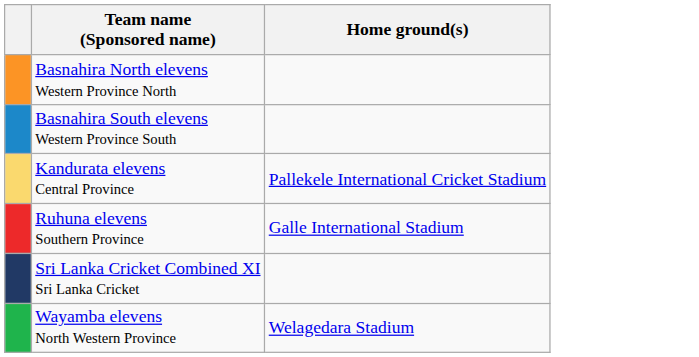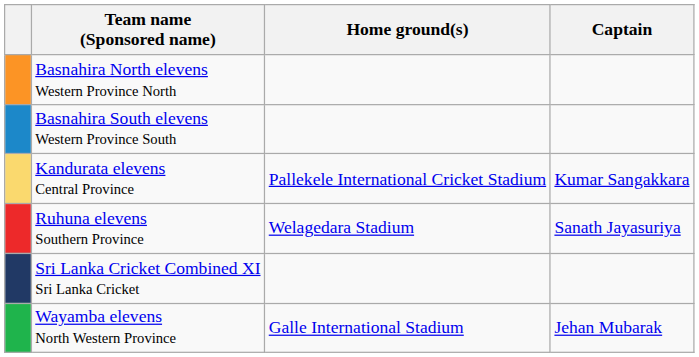+ column: (622, 29)
(366, 228) Galle International Stadium -> (341, 228) Welagedara Stadium
(341, 328) Welagedara Stadium -> (366, 328) Galle International Stadium
